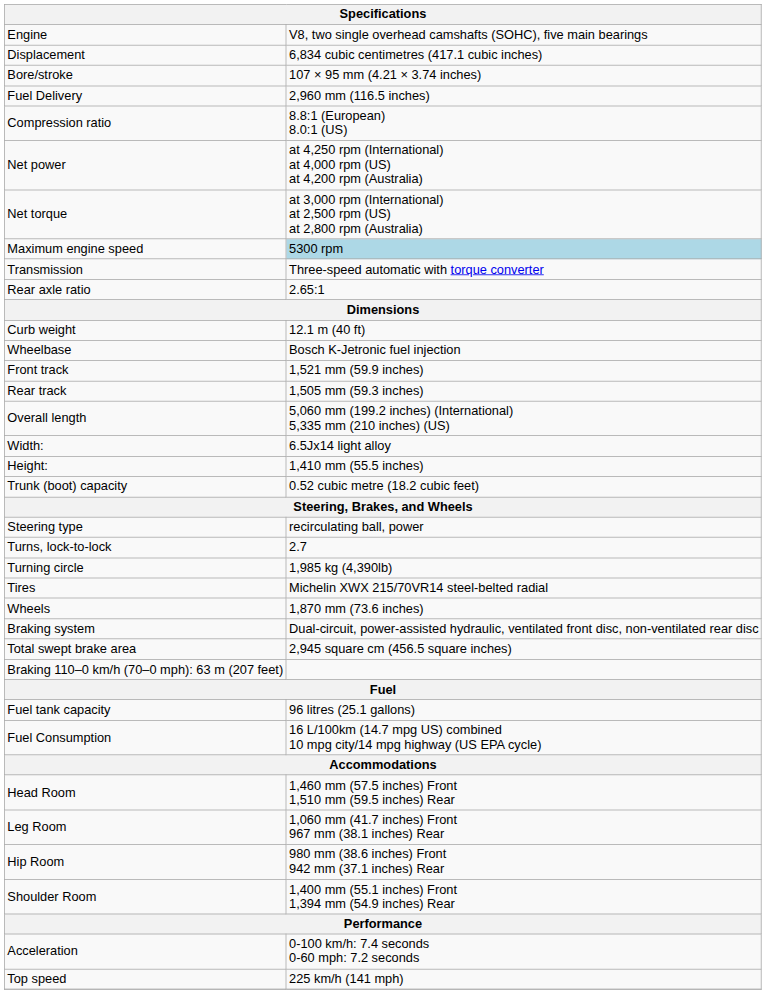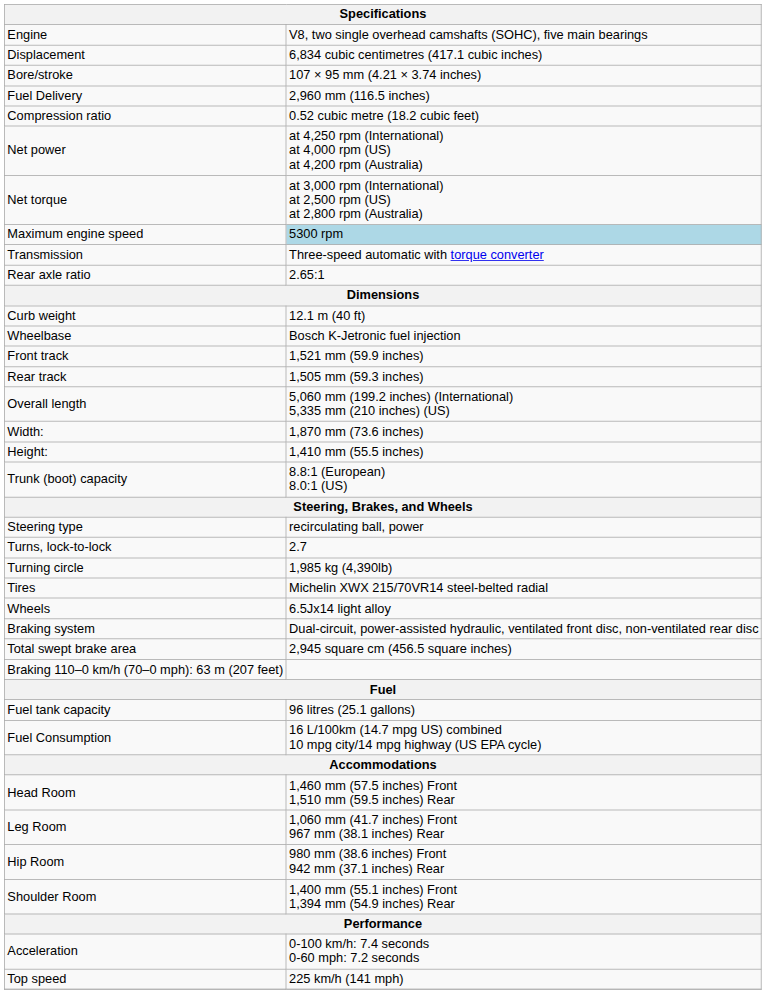(337, 123) 8.8:1 (European) 8.0:1 (US) -> (384, 116) 0.52 cubic metre (18.2 cubic feet)
(340, 446) 6.5Jx14 light alloy -> (356, 431) 1,870 mm (73.6 inches)
(384, 486) 0.52 cubic metre (18.2 cubic feet) -> (337, 479) 8.8:1 (European) 8.0:1 (US)
(356, 608) 1,870 mm (73.6 inches) -> (340, 608) 6.5Jx14 light alloy
